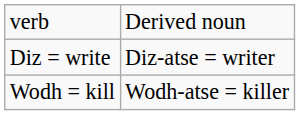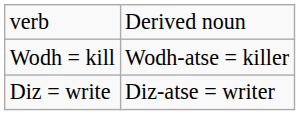rows swapped: (62, 92) <-> (60, 57)
